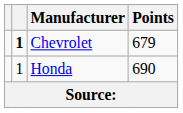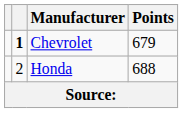(19, 69) 1 -> (19, 69) 2
(144, 69) 690 -> (144, 69) 688
